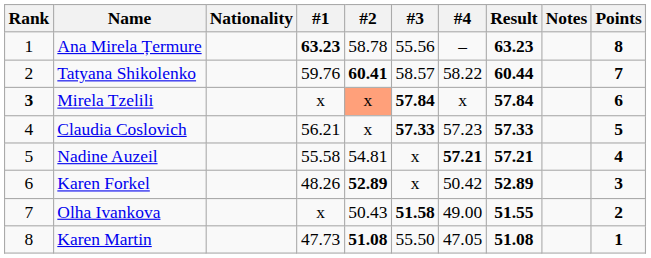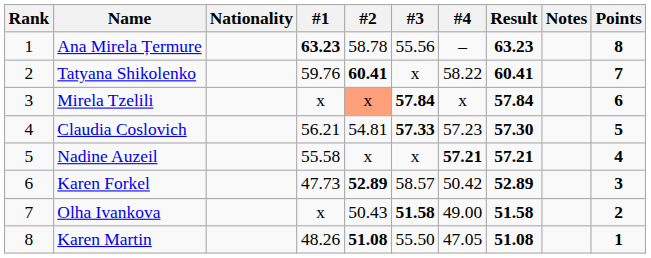(415, 73) 58.57 -> (415, 73) x
(514, 73) 60.44 -> (514, 73) 60.41
(29, 101) bold -> (29, 101) normal
(368, 128) x -> (368, 128) 54.81
(514, 128) 57.33 -> (514, 128) 57.30
(368, 156) 54.81 -> (368, 156) x
(321, 184) 48.26 -> (321, 184) 47.73
(415, 184) x -> (415, 184) 58.57
(514, 211) 51.55 -> (514, 211) 51.58
(321, 239) 47.73 -> (321, 239) 48.26
